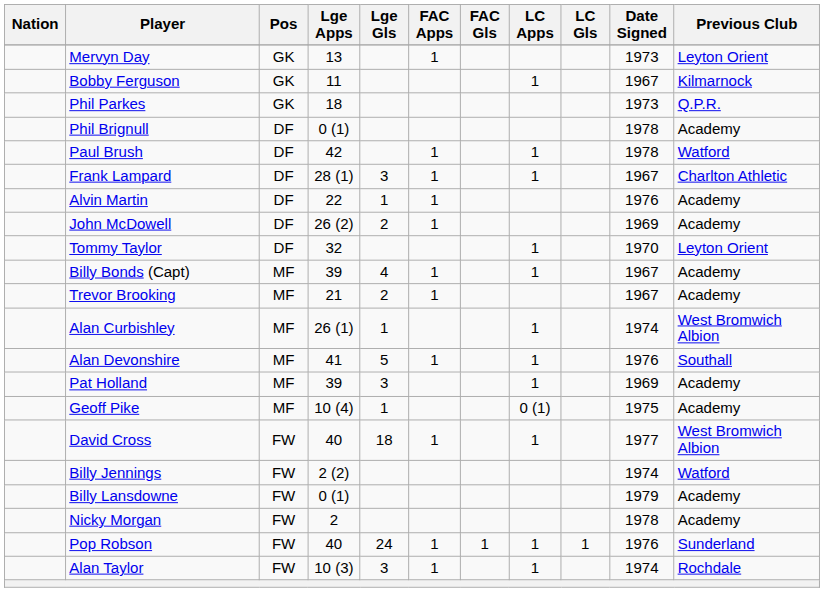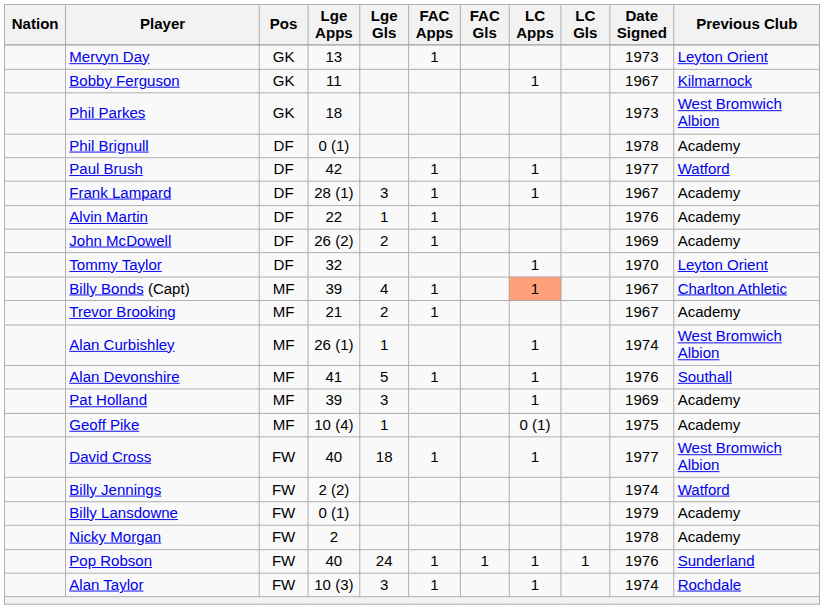(699, 104) Q.P.R. -> (730, 113) West Bromwich Albion
(642, 152) 1978 -> (642, 169) 1977
(732, 176) Charlton Athletic -> (709, 193) Academy
(535, 271) no background -> (535, 288) lightsalmon background
(709, 271) Academy -> (732, 288) Charlton Athletic
